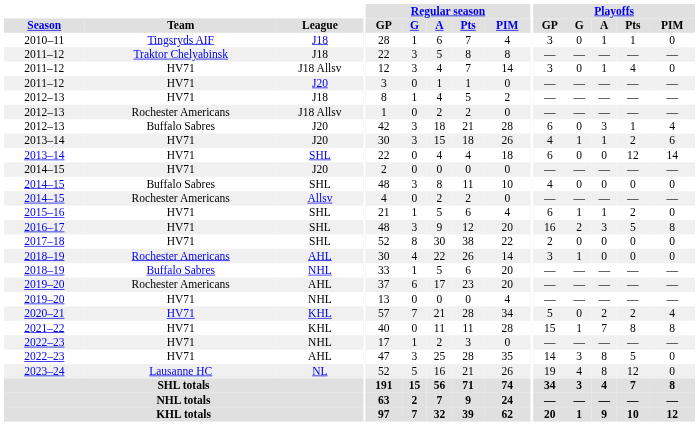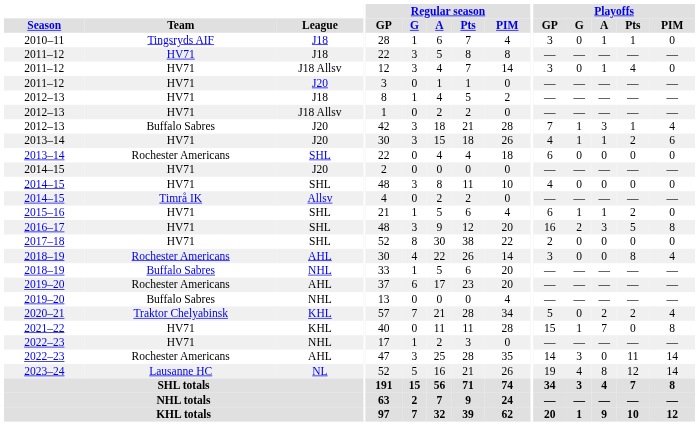(181, 54) Traktor Chelyabinsk -> (181, 54) HV71
(181, 112) Rochester Americans -> (181, 112) HV71
(550, 126) 6 -> (550, 126) 7
(579, 126) 0 -> (579, 126) 1
(181, 155) HV71 -> (181, 155) Rochester Americans
(633, 155) 12 -> (633, 155) 0
(672, 155) 14 -> (672, 155) 0
(181, 184) Buffalo Sabres -> (181, 184) HV71
(181, 198) Rochester Americans -> (181, 198) Timrå IK
(579, 256) 1 -> (579, 256) 0
(633, 256) 0 -> (633, 256) 8
(672, 256) 0 -> (672, 256) 4
(181, 299) HV71 -> (181, 299) Buffalo Sabres
(181, 313) HV71 -> (181, 313) Traktor Chelyabinsk
(633, 328) 8 -> (633, 328) 0
(181, 356) HV71 -> (181, 356) Rochester Americans
(604, 356) 8 -> (604, 356) 0
(633, 356) 5 -> (633, 356) 11
(672, 356) 0 -> (672, 356) 14
(672, 371) 0 -> (672, 371) 14
